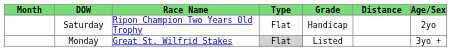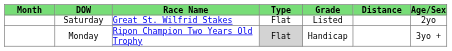(183, 25) Ripon Champion Two Years Old Trophy -> (173, 20) Great St. Wilfrid Stakes
(328, 25) Handicap -> (328, 20) Listed
(173, 41) Great St. Wilfrid Stakes -> (183, 36) Ripon Champion Two Years Old Trophy
(328, 41) Listed -> (328, 36) Handicap
